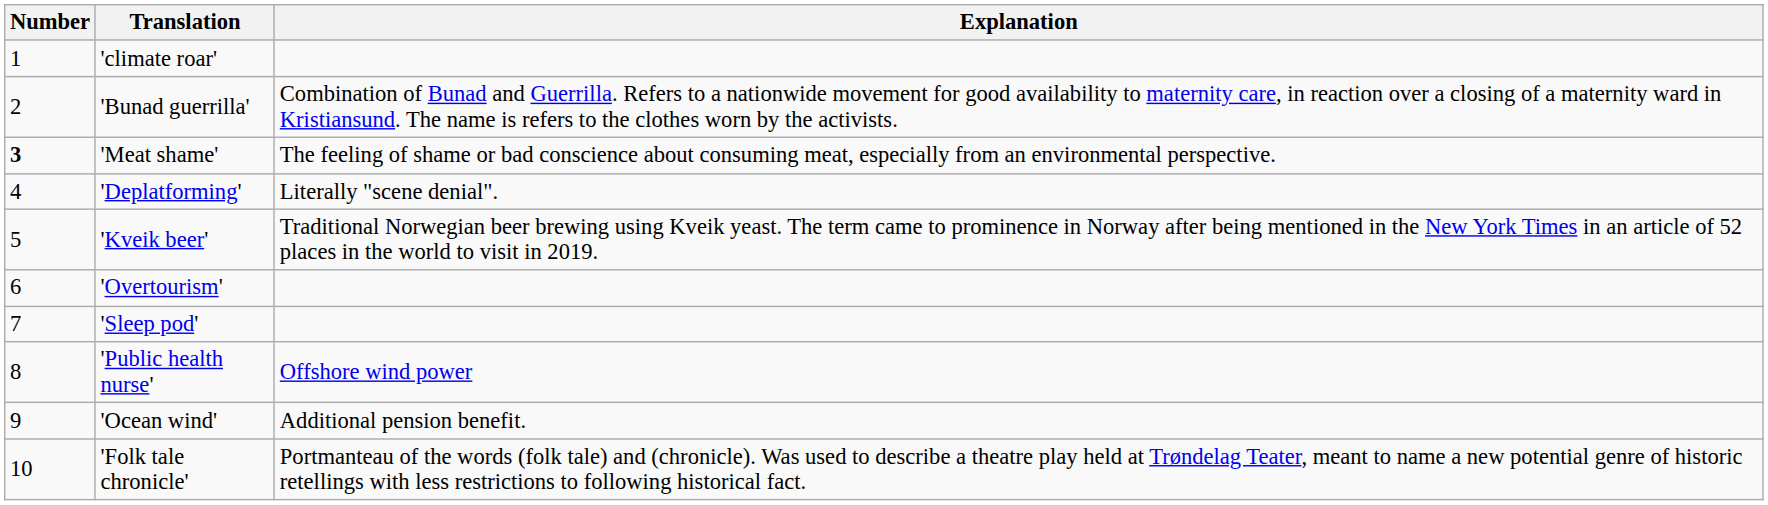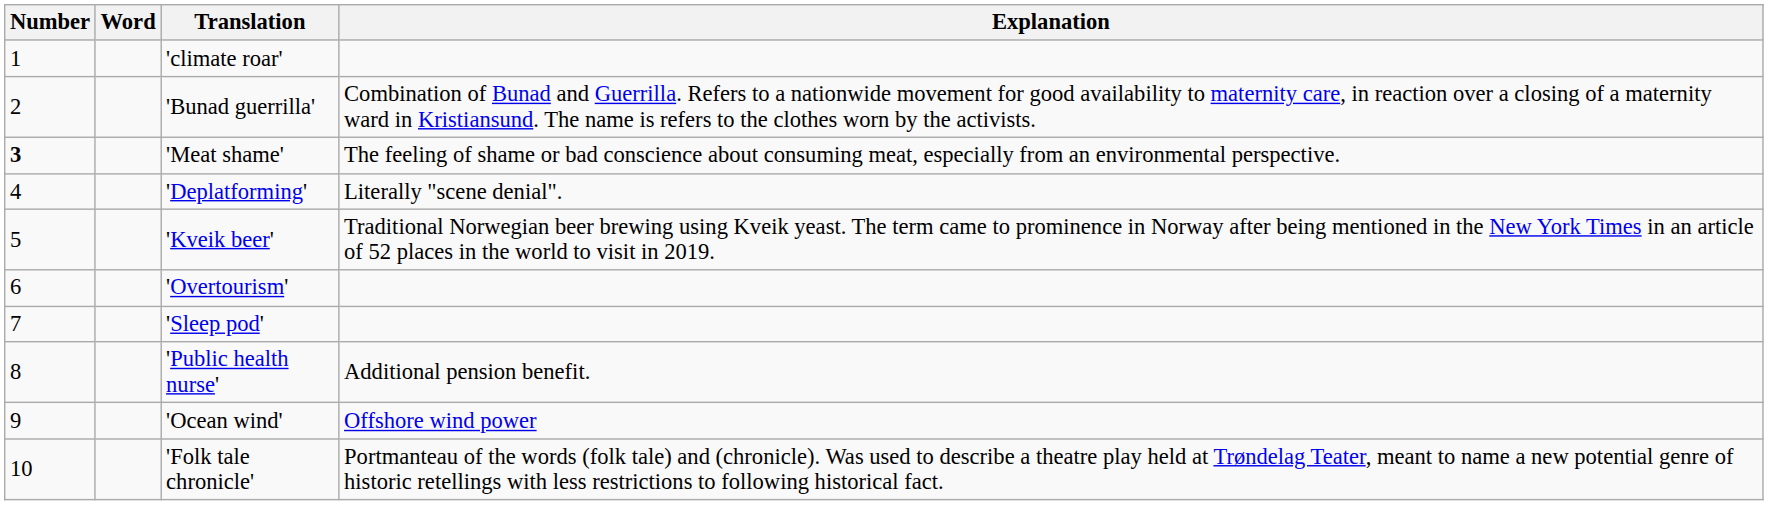+ column: (128, 22)
(376, 372) Offshore wind power -> (467, 372) Additional pension benefit.
(403, 420) Additional pension benefit. -> (440, 420) Offshore wind power
